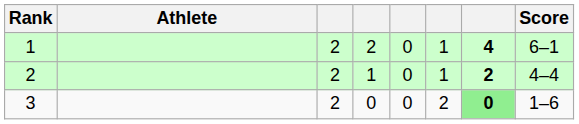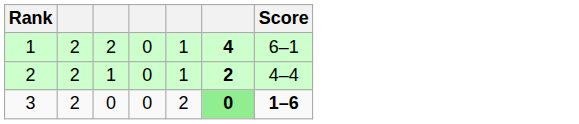- column: (187, 18)
(544, 103) normal -> (284, 103) bold
